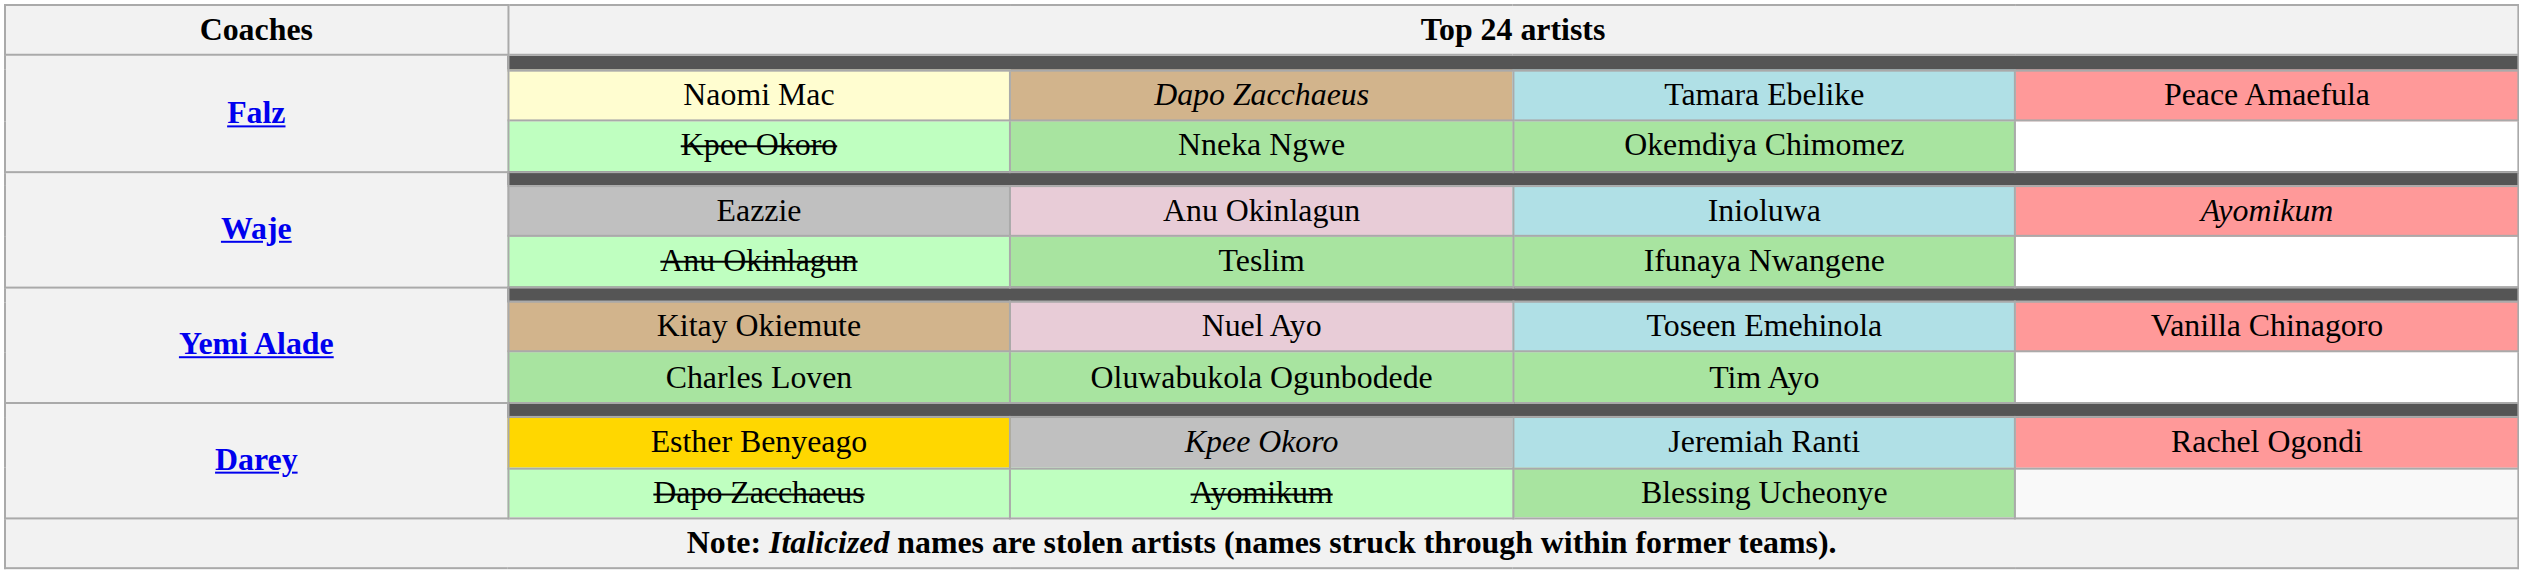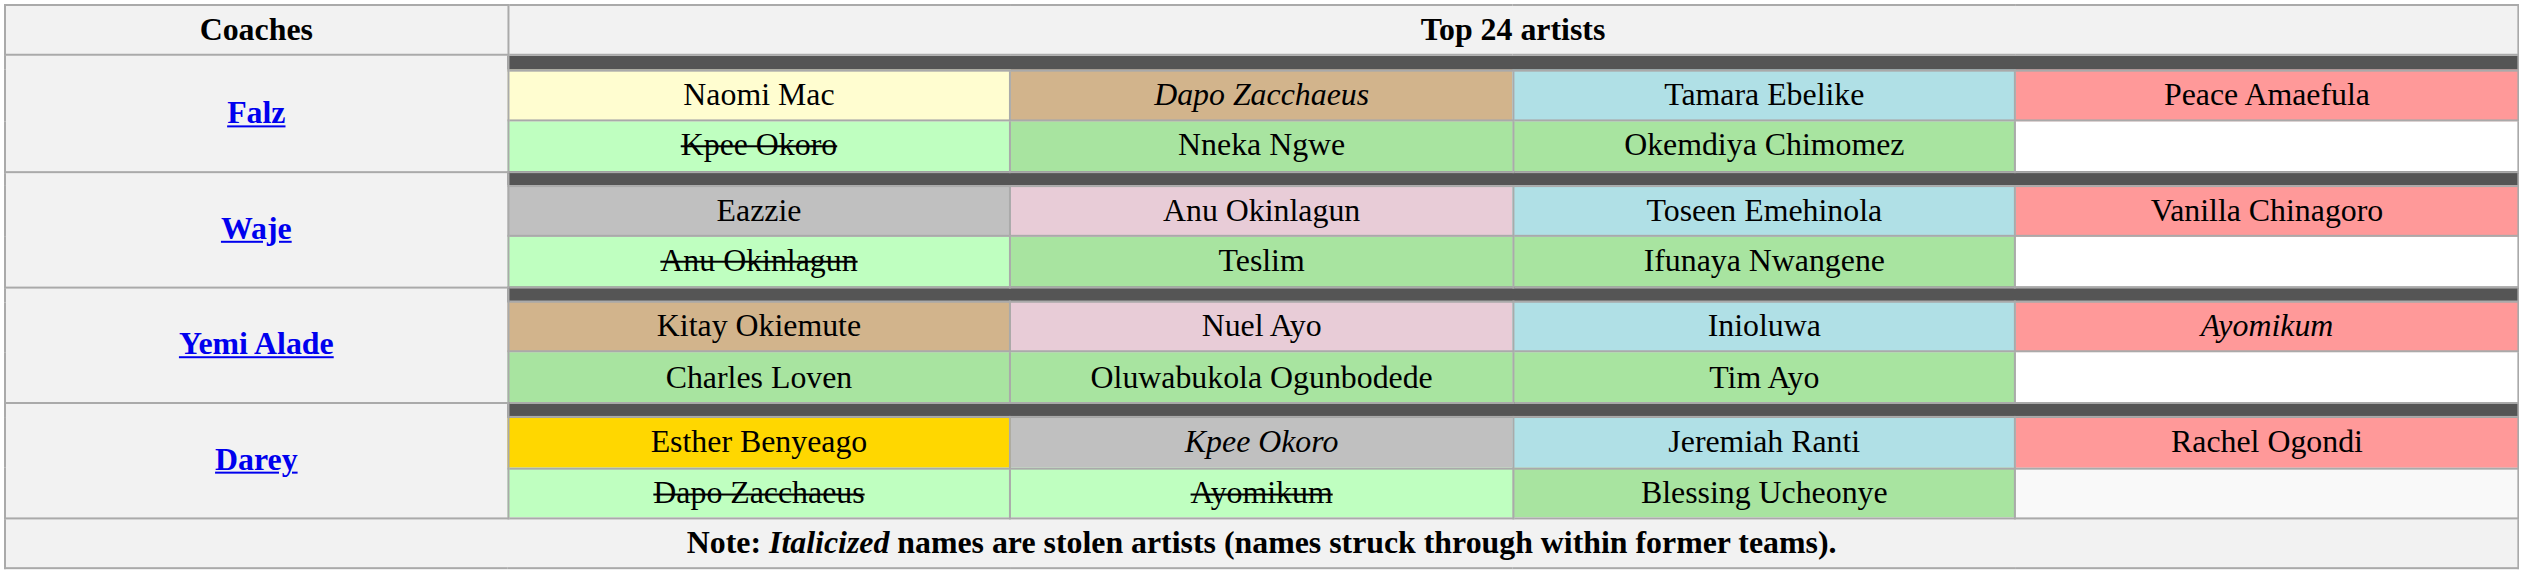(1764, 210) Inioluwa -> (1764, 210) Toseen Emehinola
(2267, 210) Ayomikum -> (2267, 210) Vanilla Chinagoro
(1764, 326) Toseen Emehinola -> (1764, 326) Inioluwa
(2267, 326) Vanilla Chinagoro -> (2267, 326) Ayomikum
